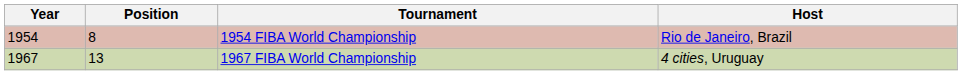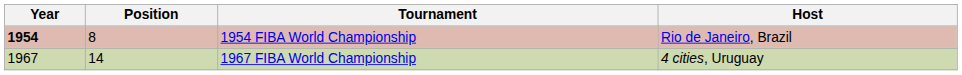(23, 37) normal -> (23, 37) bold
(96, 59) 13 -> (96, 59) 14
